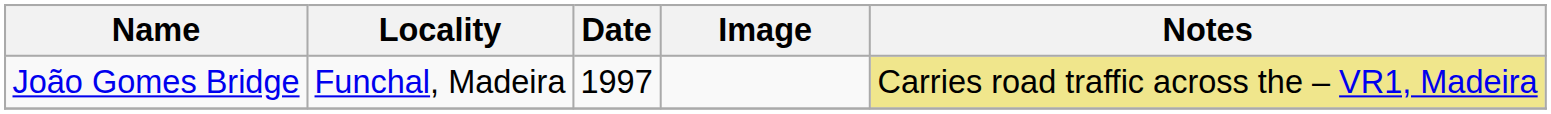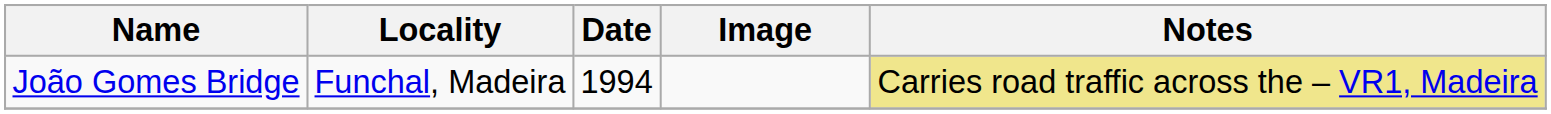(617, 81) 1997 -> (617, 81) 1994
